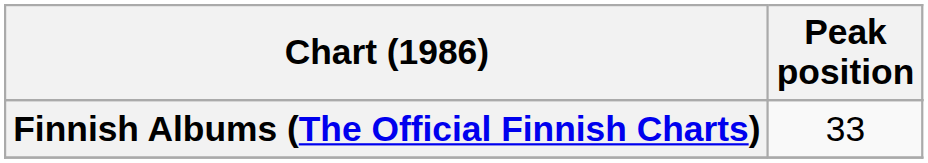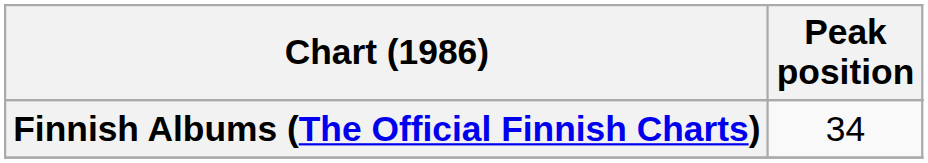(845, 128) 33 -> (845, 128) 34
